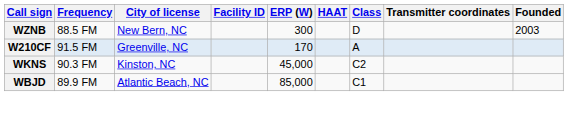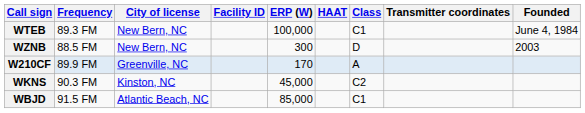+ row: (30, 30)
(77, 47) 91.5 FM -> (77, 64) 89.9 FM
(77, 82) 89.9 FM -> (77, 99) 91.5 FM
